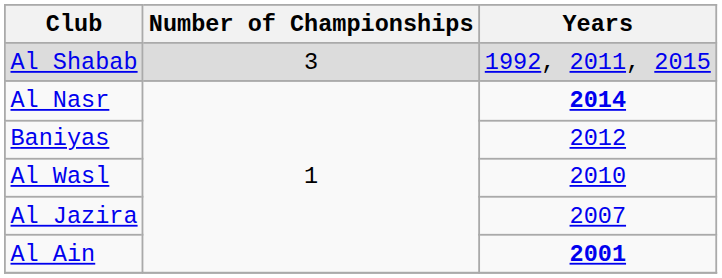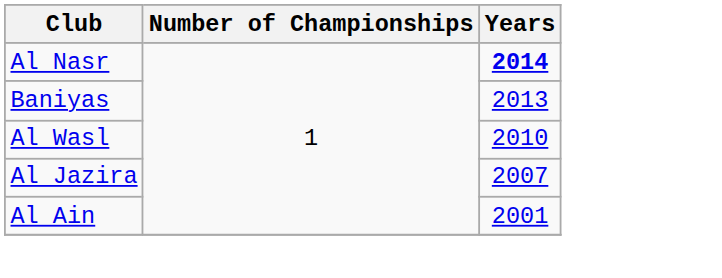- row: (74, 62)
(598, 139) 2012 -> (520, 101) 2013
(598, 254) bold -> (520, 216) normal
